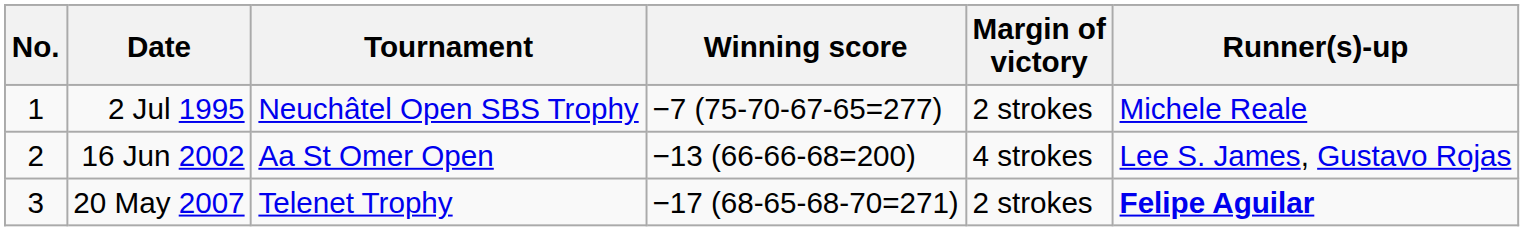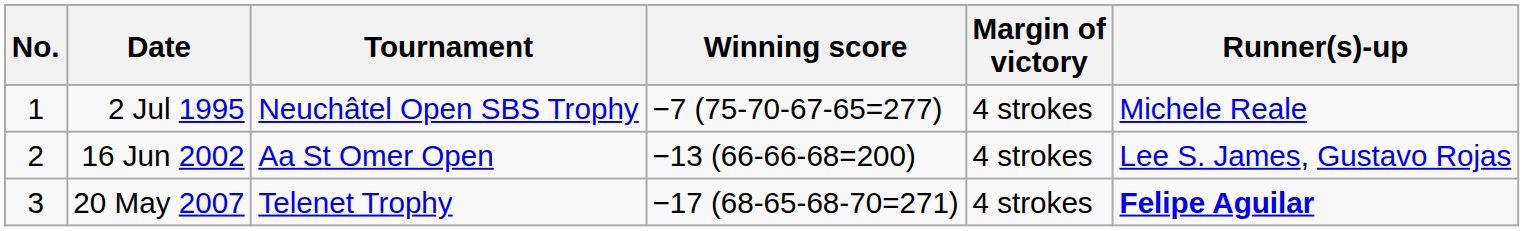(1033, 109) 2 strokes -> (1033, 109) 4 strokes
(1033, 203) 2 strokes -> (1033, 203) 4 strokes
